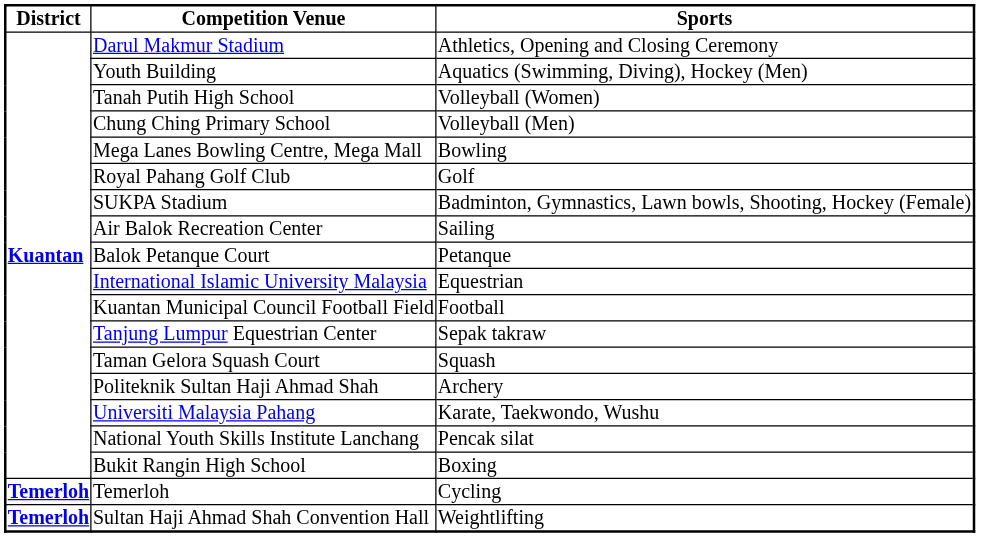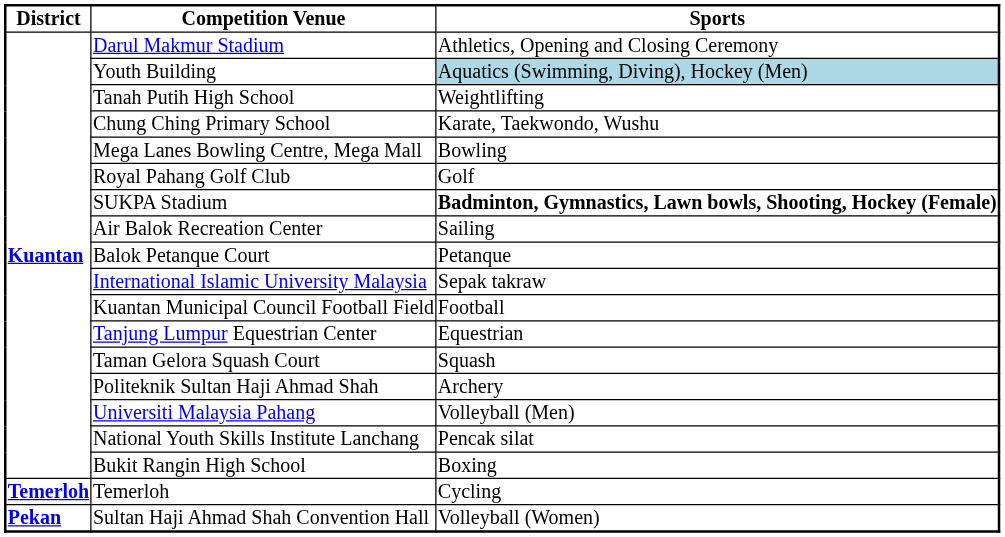(623, 71) no background -> (623, 71) lightblue background
(519, 97) Volleyball (Women) -> (491, 97) Weightlifting
(506, 123) Volleyball (Men) -> (549, 123) Karate, Taekwondo, Wushu
(704, 202) normal -> (717, 202) bold
(481, 281) Equestrian -> (492, 281) Sepak takraw
(492, 333) Sepak takraw -> (481, 333) Equestrian
(549, 412) Karate, Taekwondo, Wushu -> (506, 412) Volleyball (Men)
(48, 517) Temerloh -> (34, 517) Pekan
(491, 517) Weightlifting -> (519, 517) Volleyball (Women)
